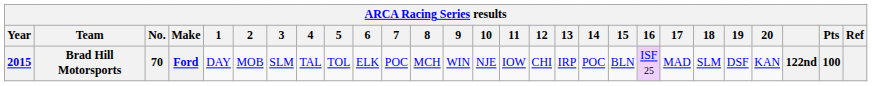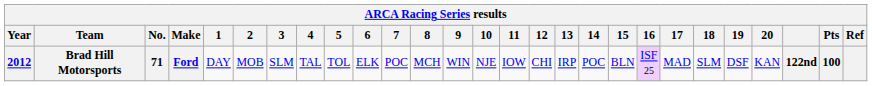(19, 63) 2015 -> (19, 63) 2012
(157, 63) 70 -> (157, 63) 71
